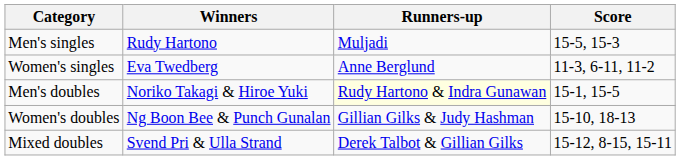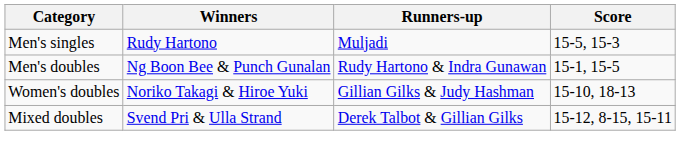- row: (61, 67)
(217, 92) Noriko Takagi & Hiroe Yuki -> (229, 67) Ng Boon Bee & Punch Gunalan
(442, 92) lightyellow background -> (442, 67) no background
(229, 117) Ng Boon Bee & Punch Gunalan -> (217, 92) Noriko Takagi & Hiroe Yuki
